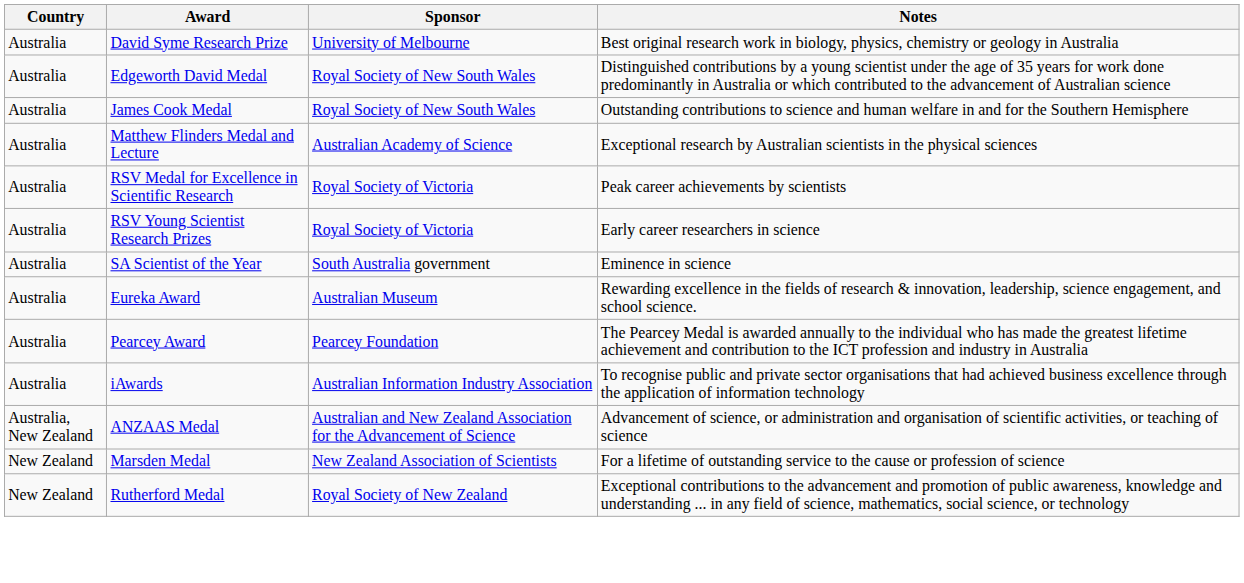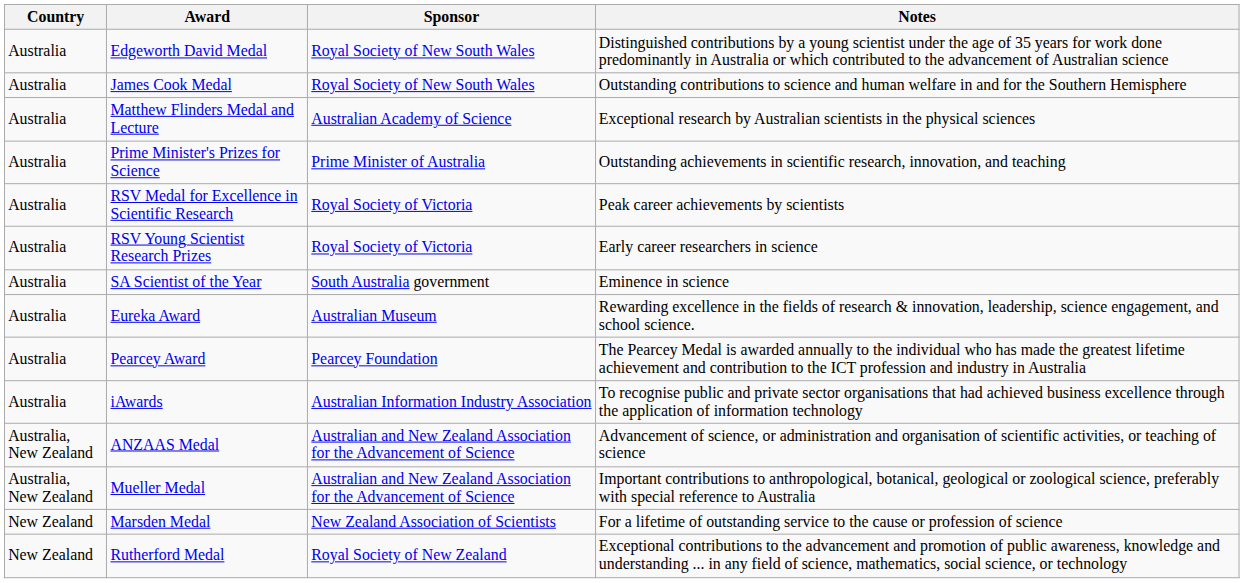- row: (199, 42)
+ row: (195, 162)
+ row: (158, 487)
